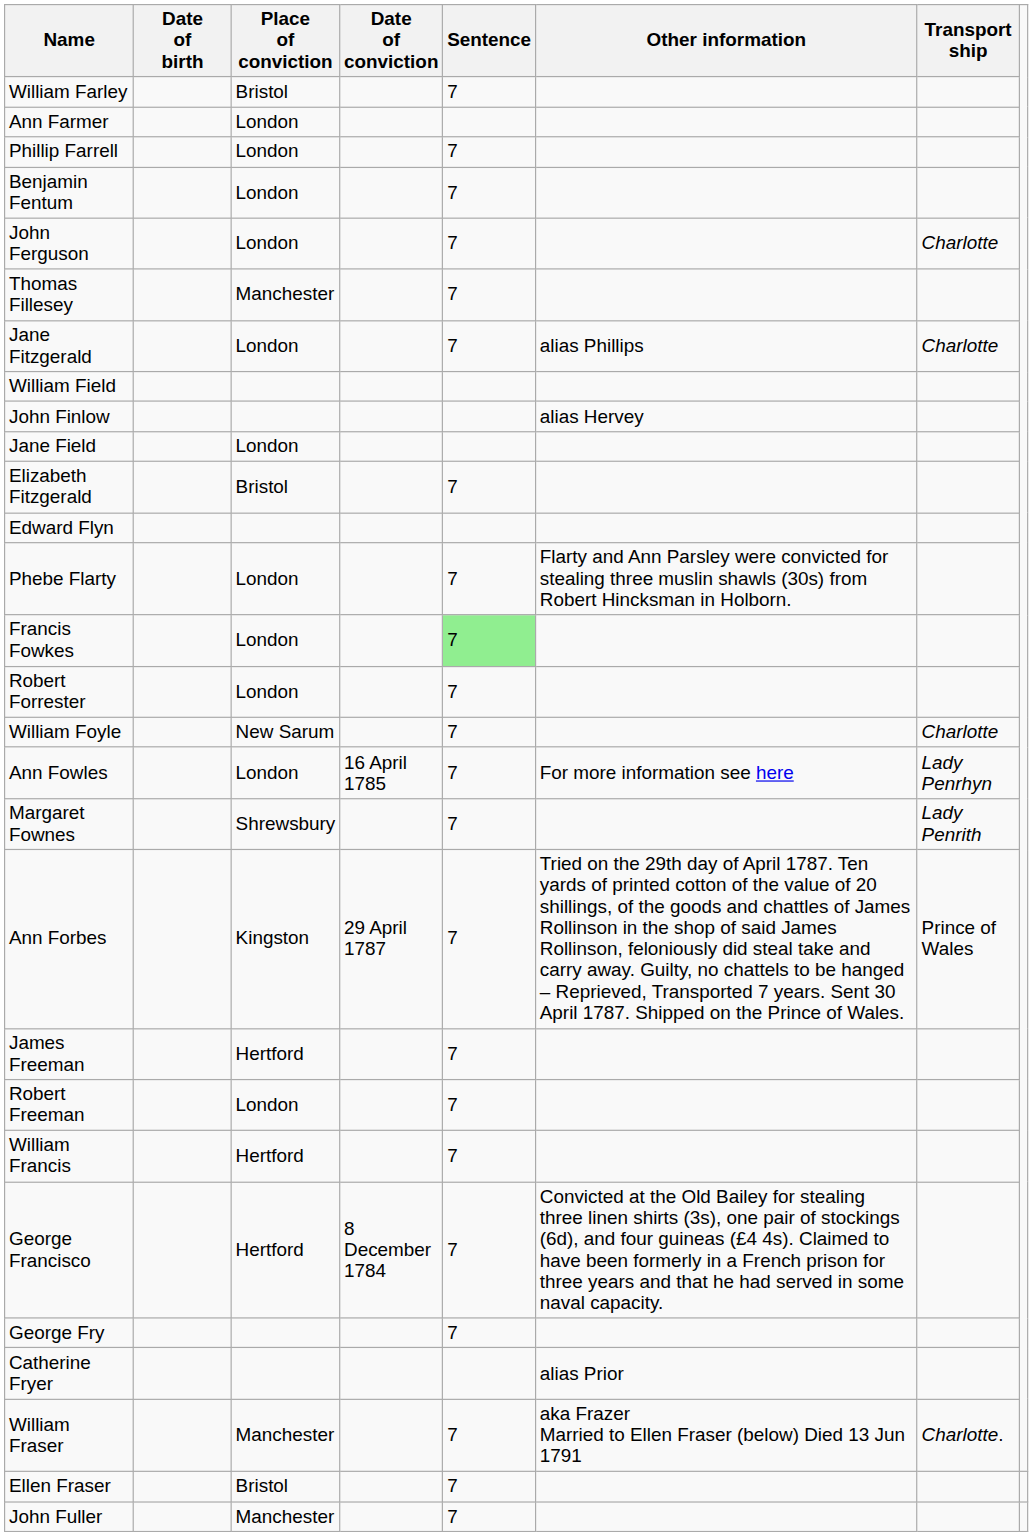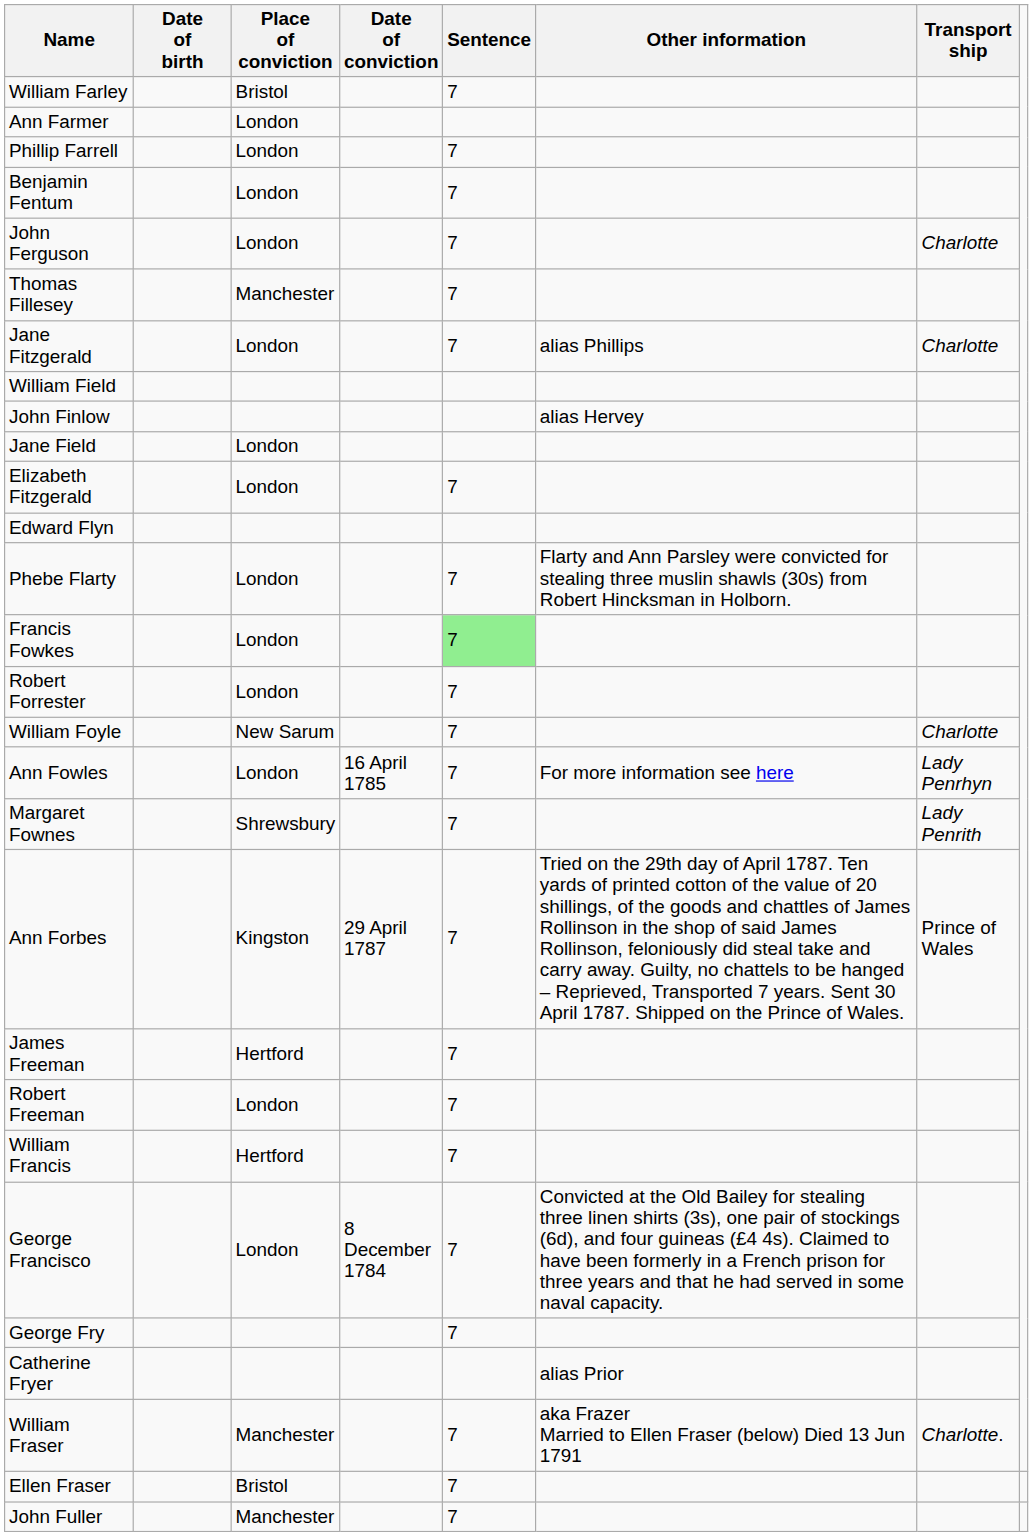(262, 486) Bristol -> (267, 486) London
(270, 1249) Hertford -> (267, 1249) London
